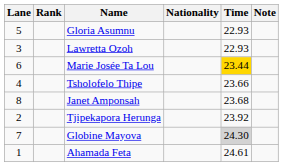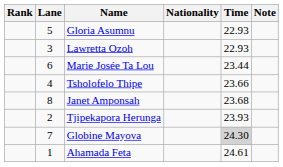columns swapped: (49, 13) <-> (19, 13)
(236, 65) gold background -> (236, 65) no background
(236, 118) 23.92 -> (236, 118) 23.93
